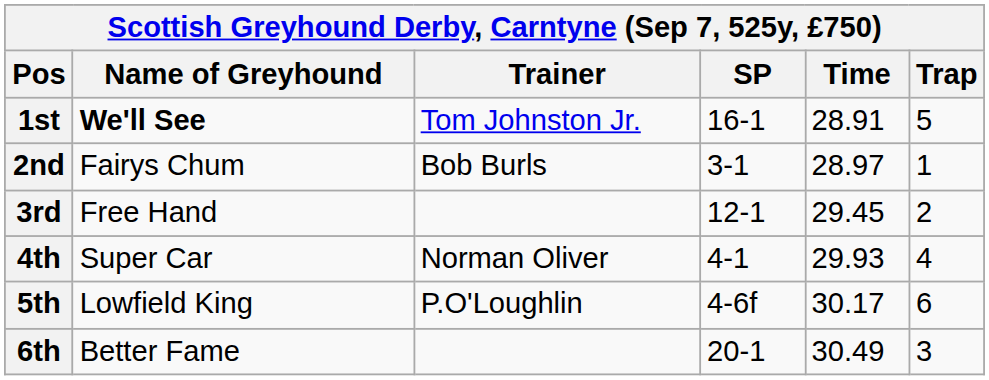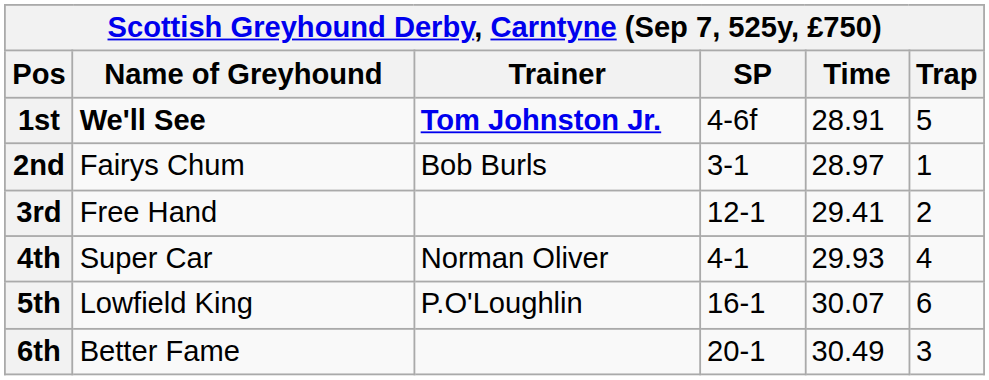(531, 119) normal -> (541, 119) bold
(736, 119) 16-1 -> (732, 119) 4-6f
(848, 212) 29.45 -> (848, 212) 29.41
(732, 304) 4-6f -> (736, 304) 16-1
(848, 304) 30.17 -> (848, 304) 30.07
